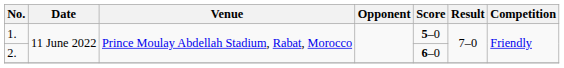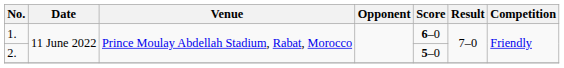(431, 33) 5–0 -> (431, 33) 6–0
(431, 53) 6–0 -> (431, 53) 5–0
